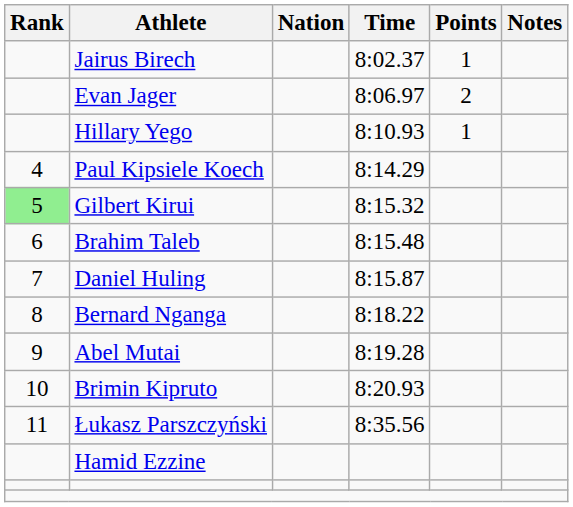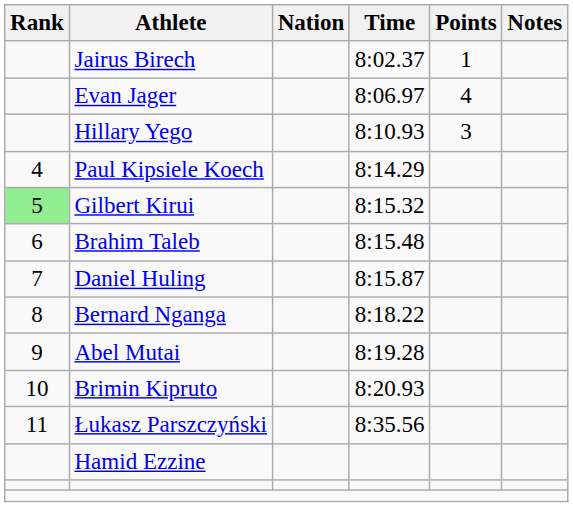(466, 95) 2 -> (466, 95) 4
(466, 132) 1 -> (466, 132) 3
